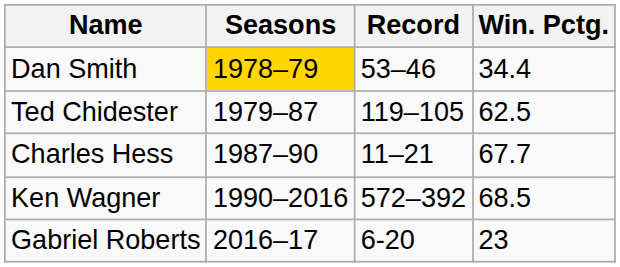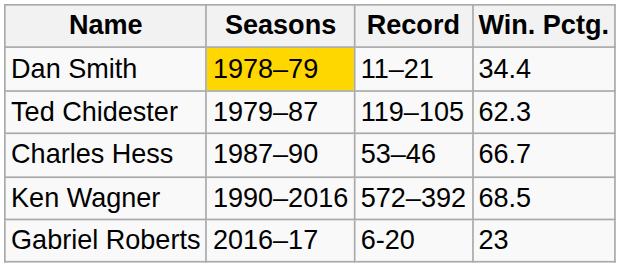(398, 68) 53–46 -> (397, 68) 11–21
(505, 111) 62.5 -> (505, 111) 62.3
(397, 154) 11–21 -> (398, 154) 53–46
(505, 154) 67.7 -> (505, 154) 66.7
